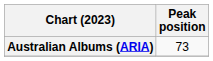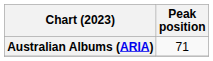(182, 46) 73 -> (182, 46) 71
